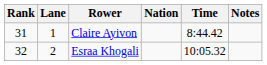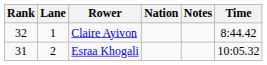columns swapped: (205, 13) <-> (245, 13)
(21, 32) 31 -> (21, 32) 32
(21, 51) 32 -> (21, 51) 31
